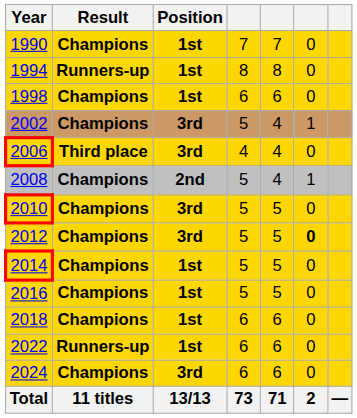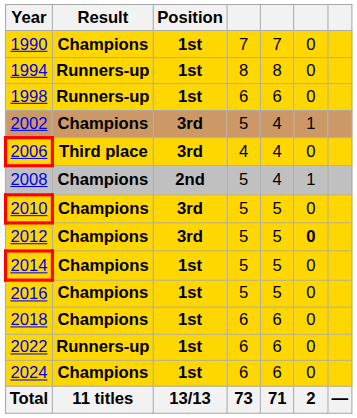(103, 96) Champions -> (103, 96) Runners-up
(190, 373) 3rd -> (190, 373) 1st
